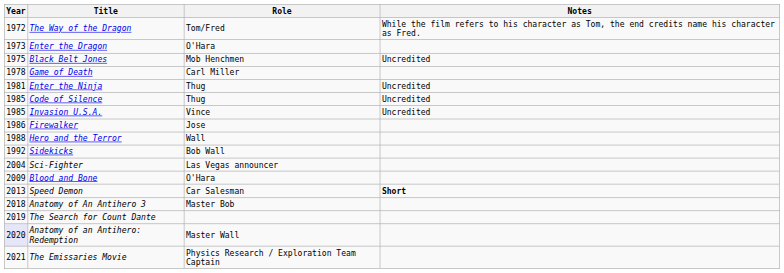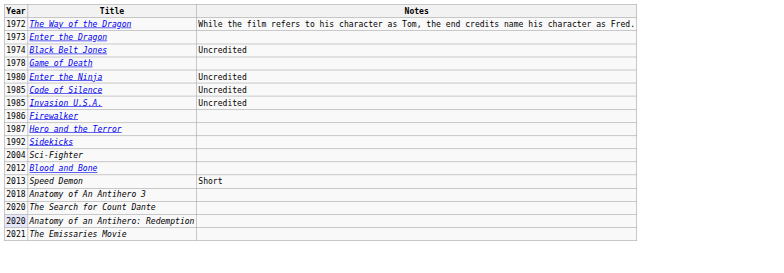- column: (282, 11)
(16, 60) 1975 -> (16, 50) 1974
(16, 86) 1981 -> (16, 77) 1980
(16, 138) 1988 -> (16, 129) 1987
(16, 178) 2009 -> (16, 169) 2012
(394, 191) bold -> (210, 182) normal
(16, 217) 2019 -> (16, 208) 2020
